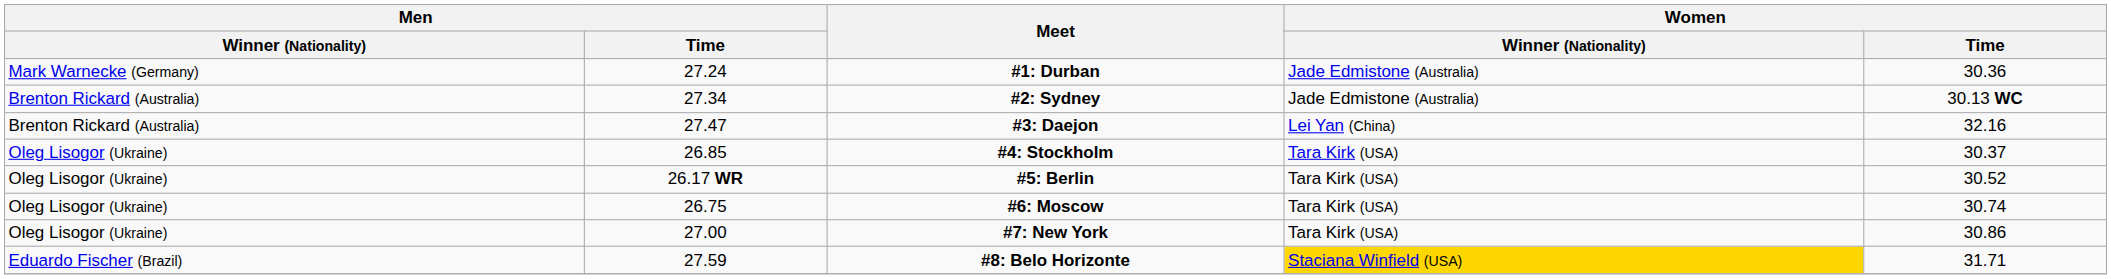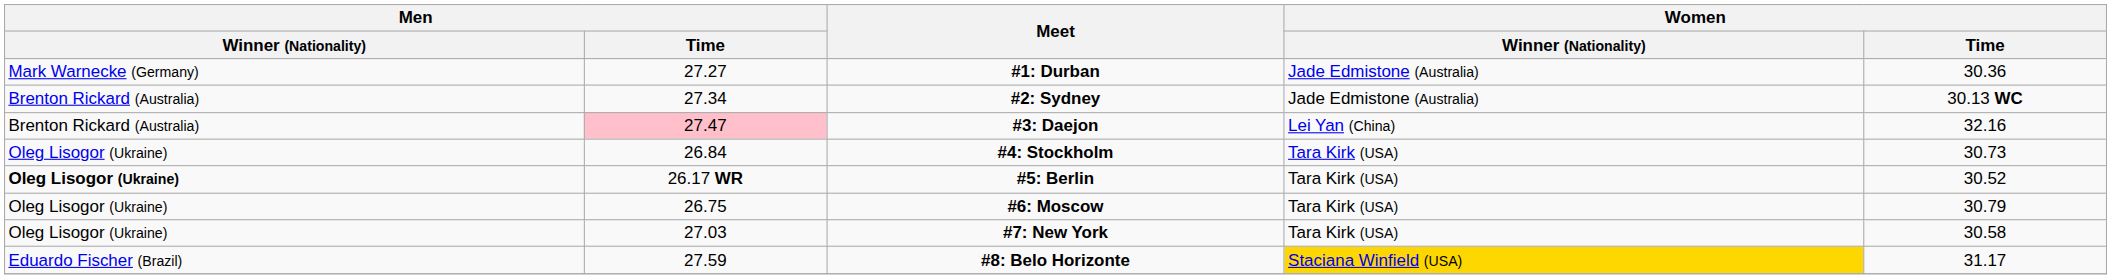(705, 71) 27.24 -> (705, 71) 27.27
(705, 125) no background -> (705, 125) pink background
(705, 152) 26.85 -> (705, 152) 26.84
(1985, 152) 30.37 -> (1985, 152) 30.73
(88, 179) normal -> (94, 179) bold
(1985, 206) 30.74 -> (1985, 206) 30.79
(705, 233) 27.00 -> (705, 233) 27.03
(1985, 233) 30.86 -> (1985, 233) 30.58
(1985, 260) 31.71 -> (1985, 260) 31.17
